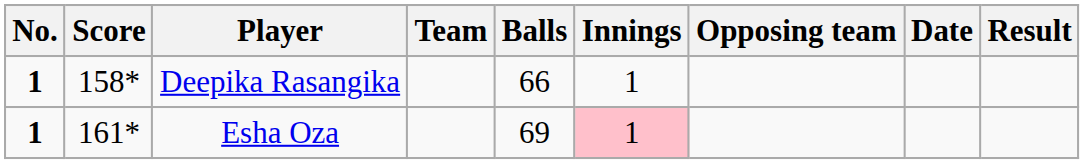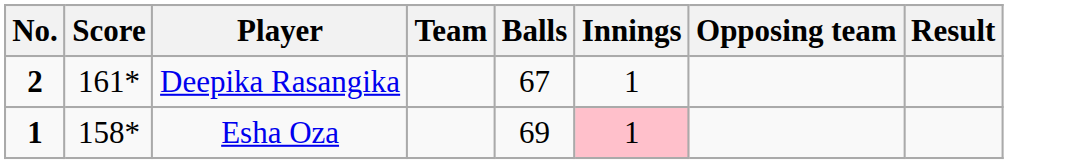- column: (942, 30)
(35, 81) 1 -> (35, 81) 2
(109, 81) 158* -> (109, 81) 161*
(535, 81) 66 -> (535, 81) 67
(109, 132) 161* -> (109, 132) 158*
